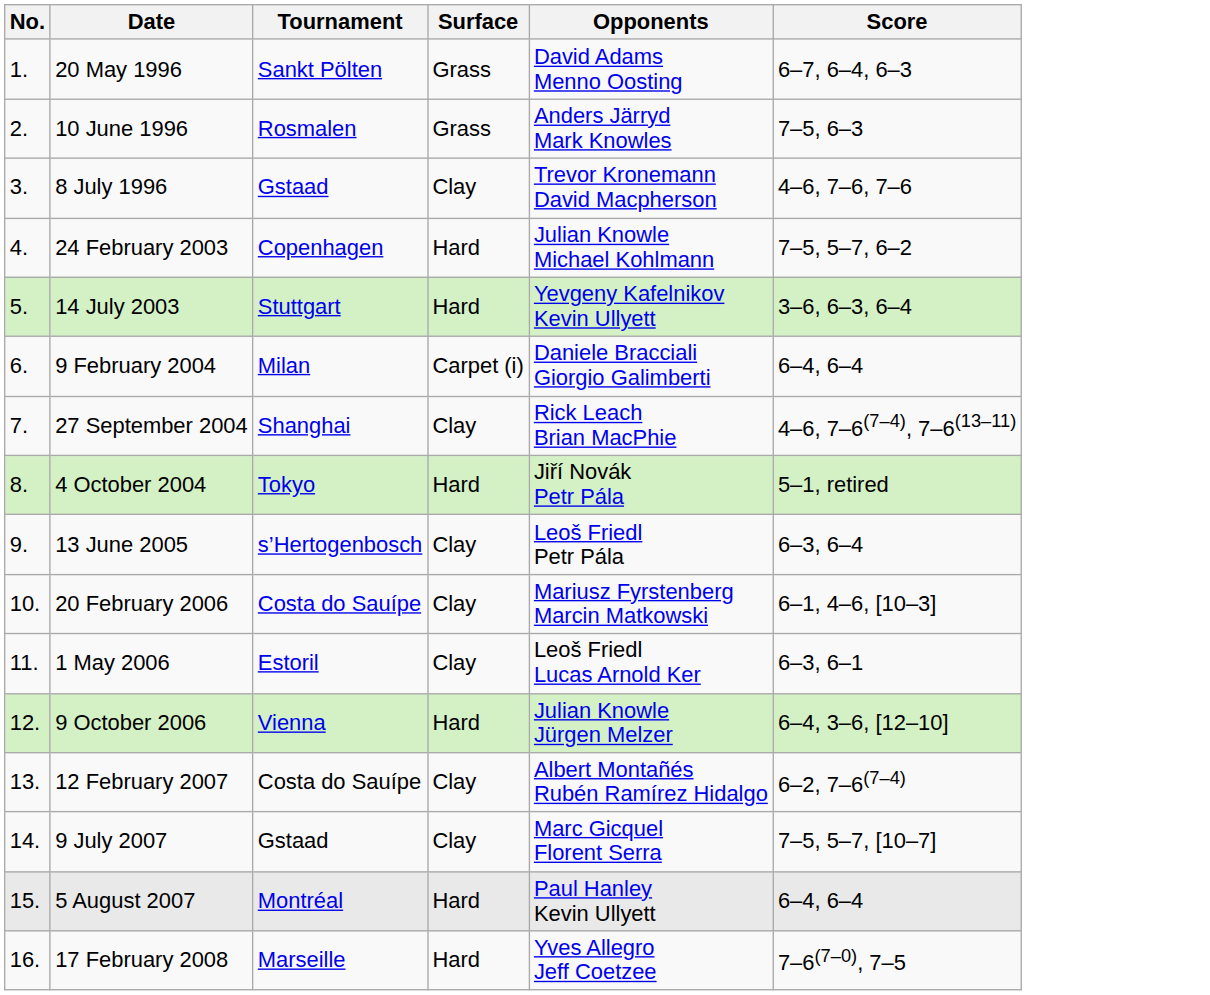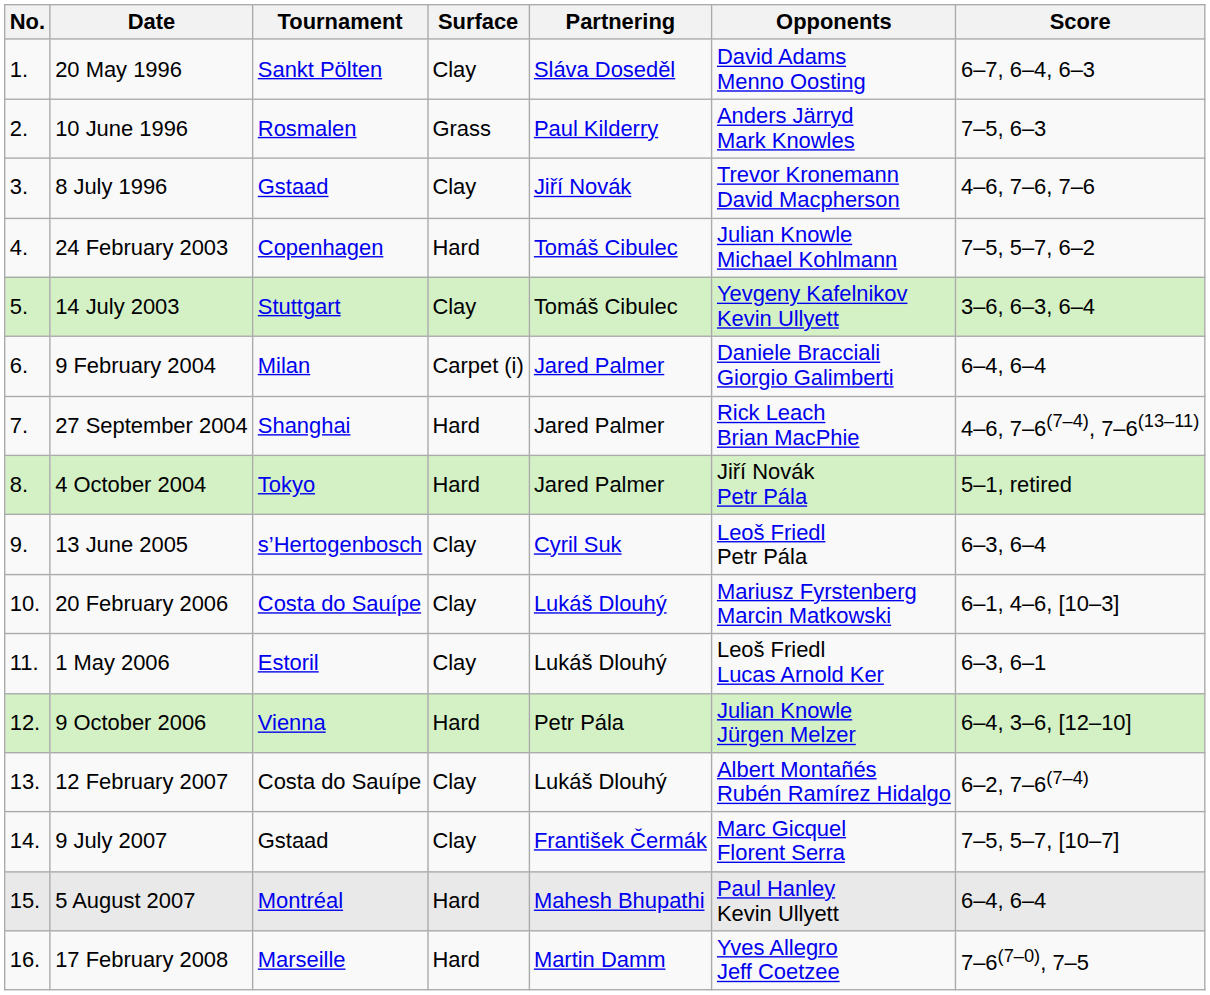+ column: (620, 21)
(462, 68) Grass -> (454, 68) Clay
(456, 306) Hard -> (454, 306) Clay
(454, 425) Clay -> (456, 425) Hard
